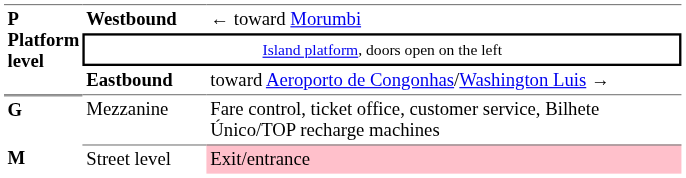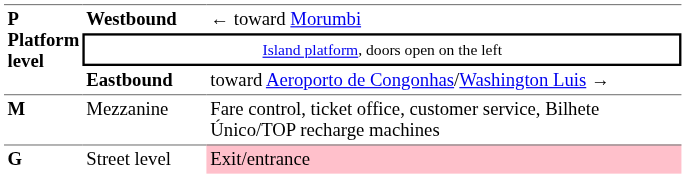(15, 110) G -> (16, 109) M
(16, 158) M -> (15, 159) G
